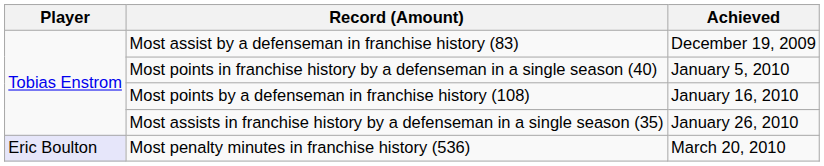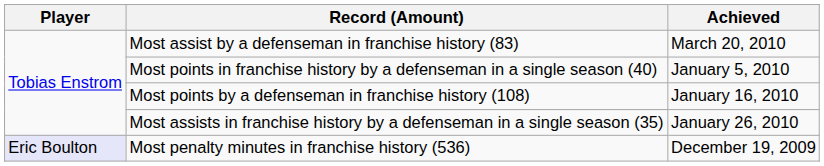(743, 43) December 19, 2009 -> (728, 43) March 20, 2010
(728, 148) March 20, 2010 -> (743, 148) December 19, 2009
